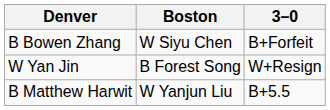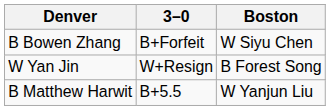columns swapped: (285, 17) <-> (190, 17)
